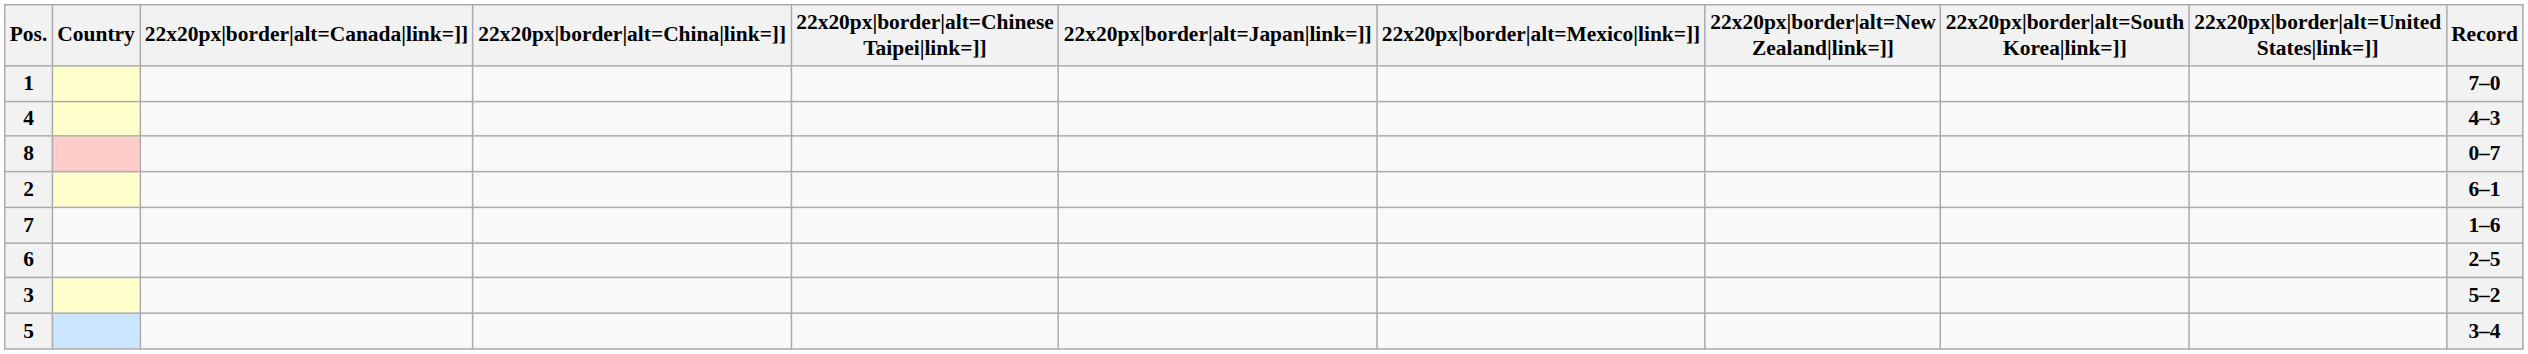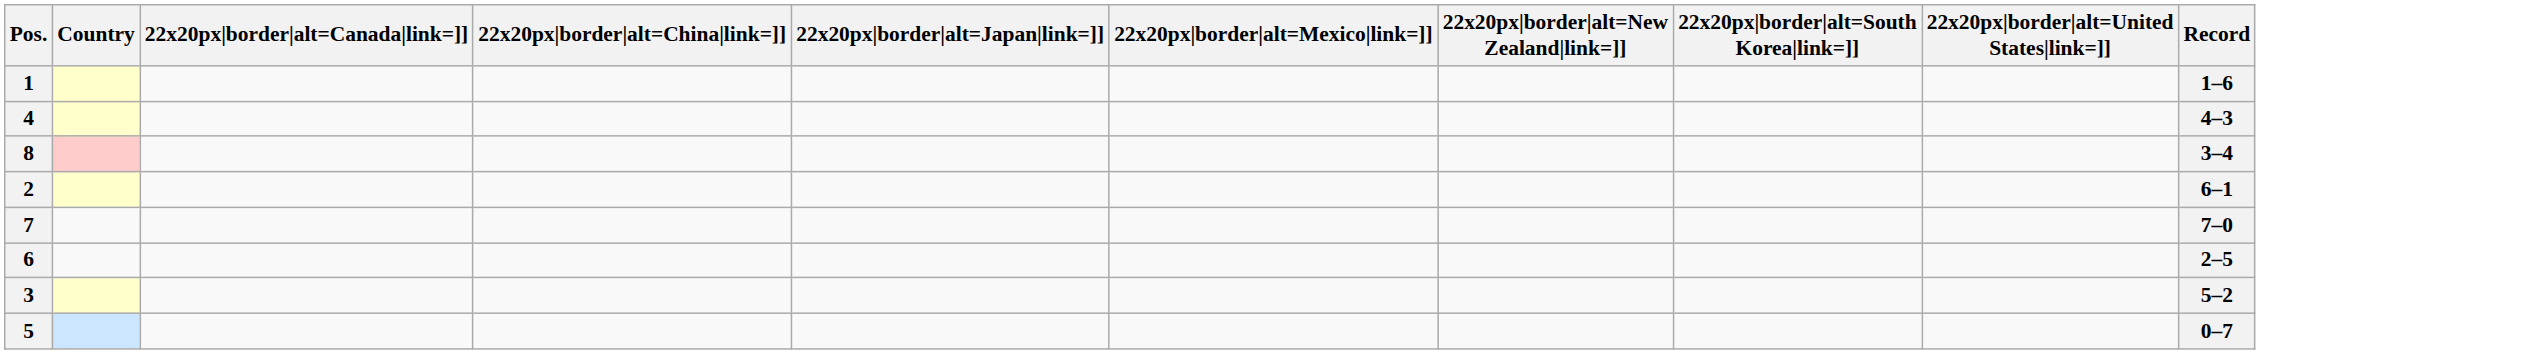- column: (925, 35)
(2484, 83) 7–0 -> (2217, 83) 1–6
(2484, 154) 0–7 -> (2217, 154) 3–4
(2484, 224) 1–6 -> (2217, 224) 7–0
(2484, 331) 3–4 -> (2217, 331) 0–7
